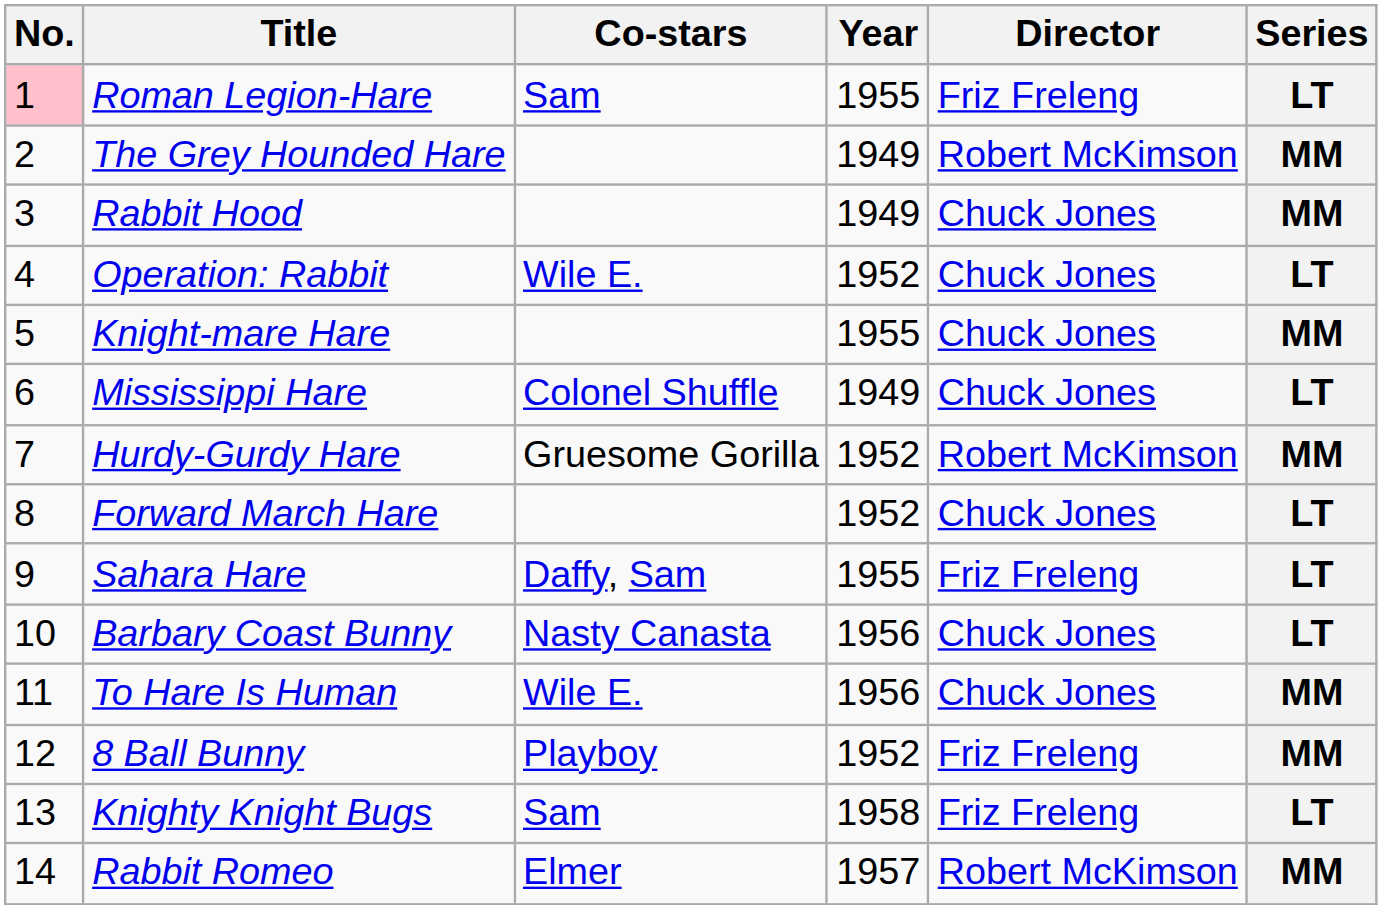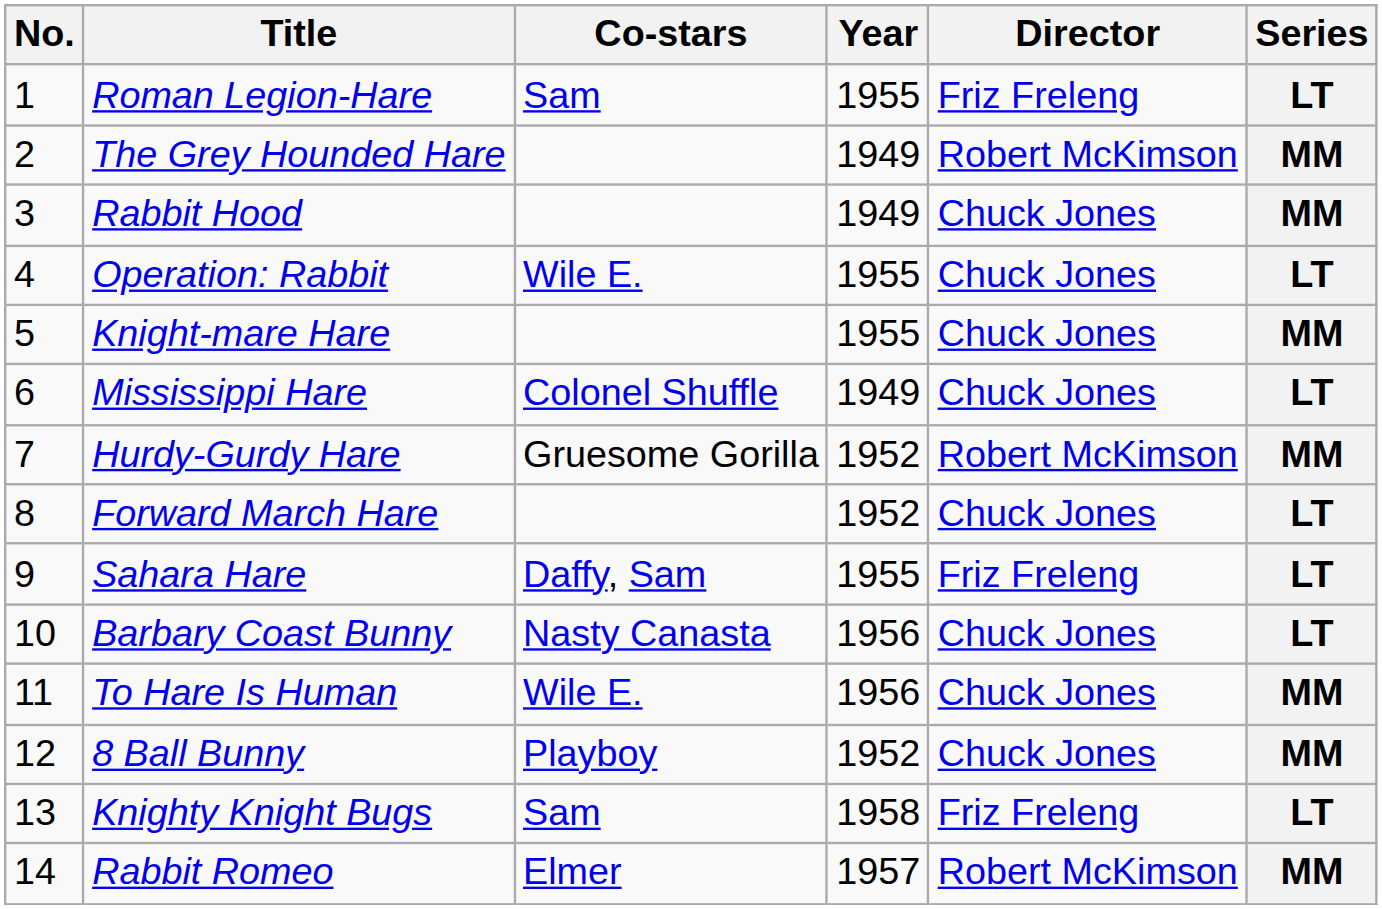(24, 94) pink background -> (24, 94) no background
(878, 273) 1952 -> (878, 273) 1955
(1038, 753) Friz Freleng -> (1047, 753) Chuck Jones
